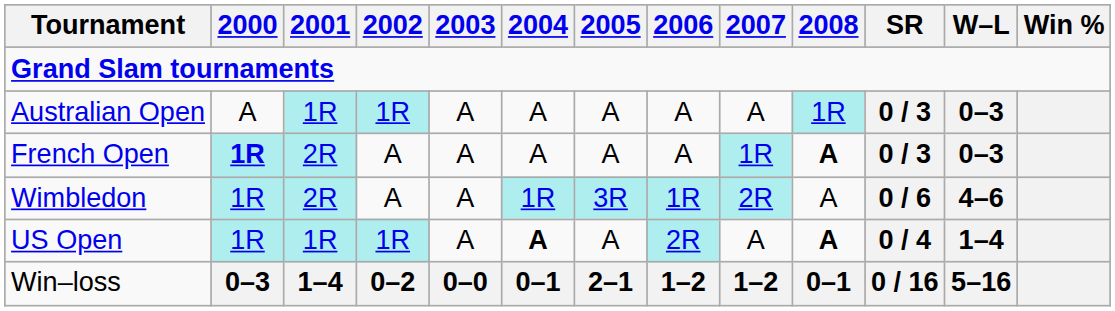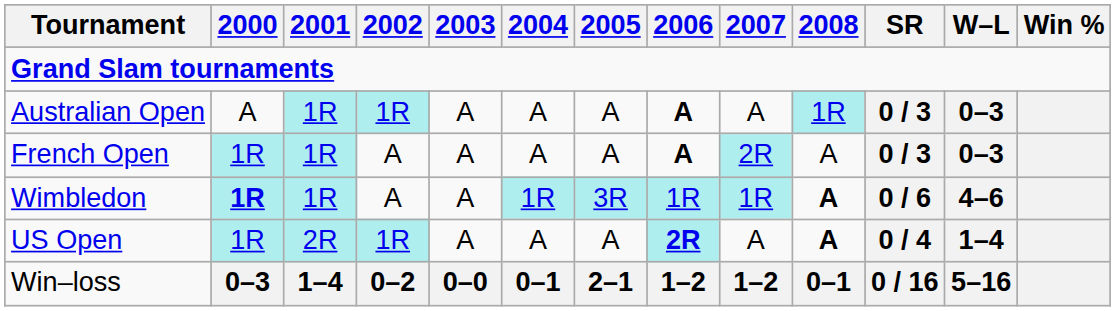(683, 111) normal -> (683, 111) bold
(248, 154) bold -> (248, 154) normal
(320, 154) 2R -> (320, 154) 1R
(683, 154) normal -> (683, 154) bold
(756, 154) 1R -> (756, 154) 2R
(828, 154) bold -> (828, 154) normal
(248, 197) normal -> (248, 197) bold
(320, 197) 2R -> (320, 197) 1R
(756, 197) 2R -> (756, 197) 1R
(828, 197) normal -> (828, 197) bold
(320, 240) 1R -> (320, 240) 2R
(538, 240) bold -> (538, 240) normal
(683, 240) normal -> (683, 240) bold
